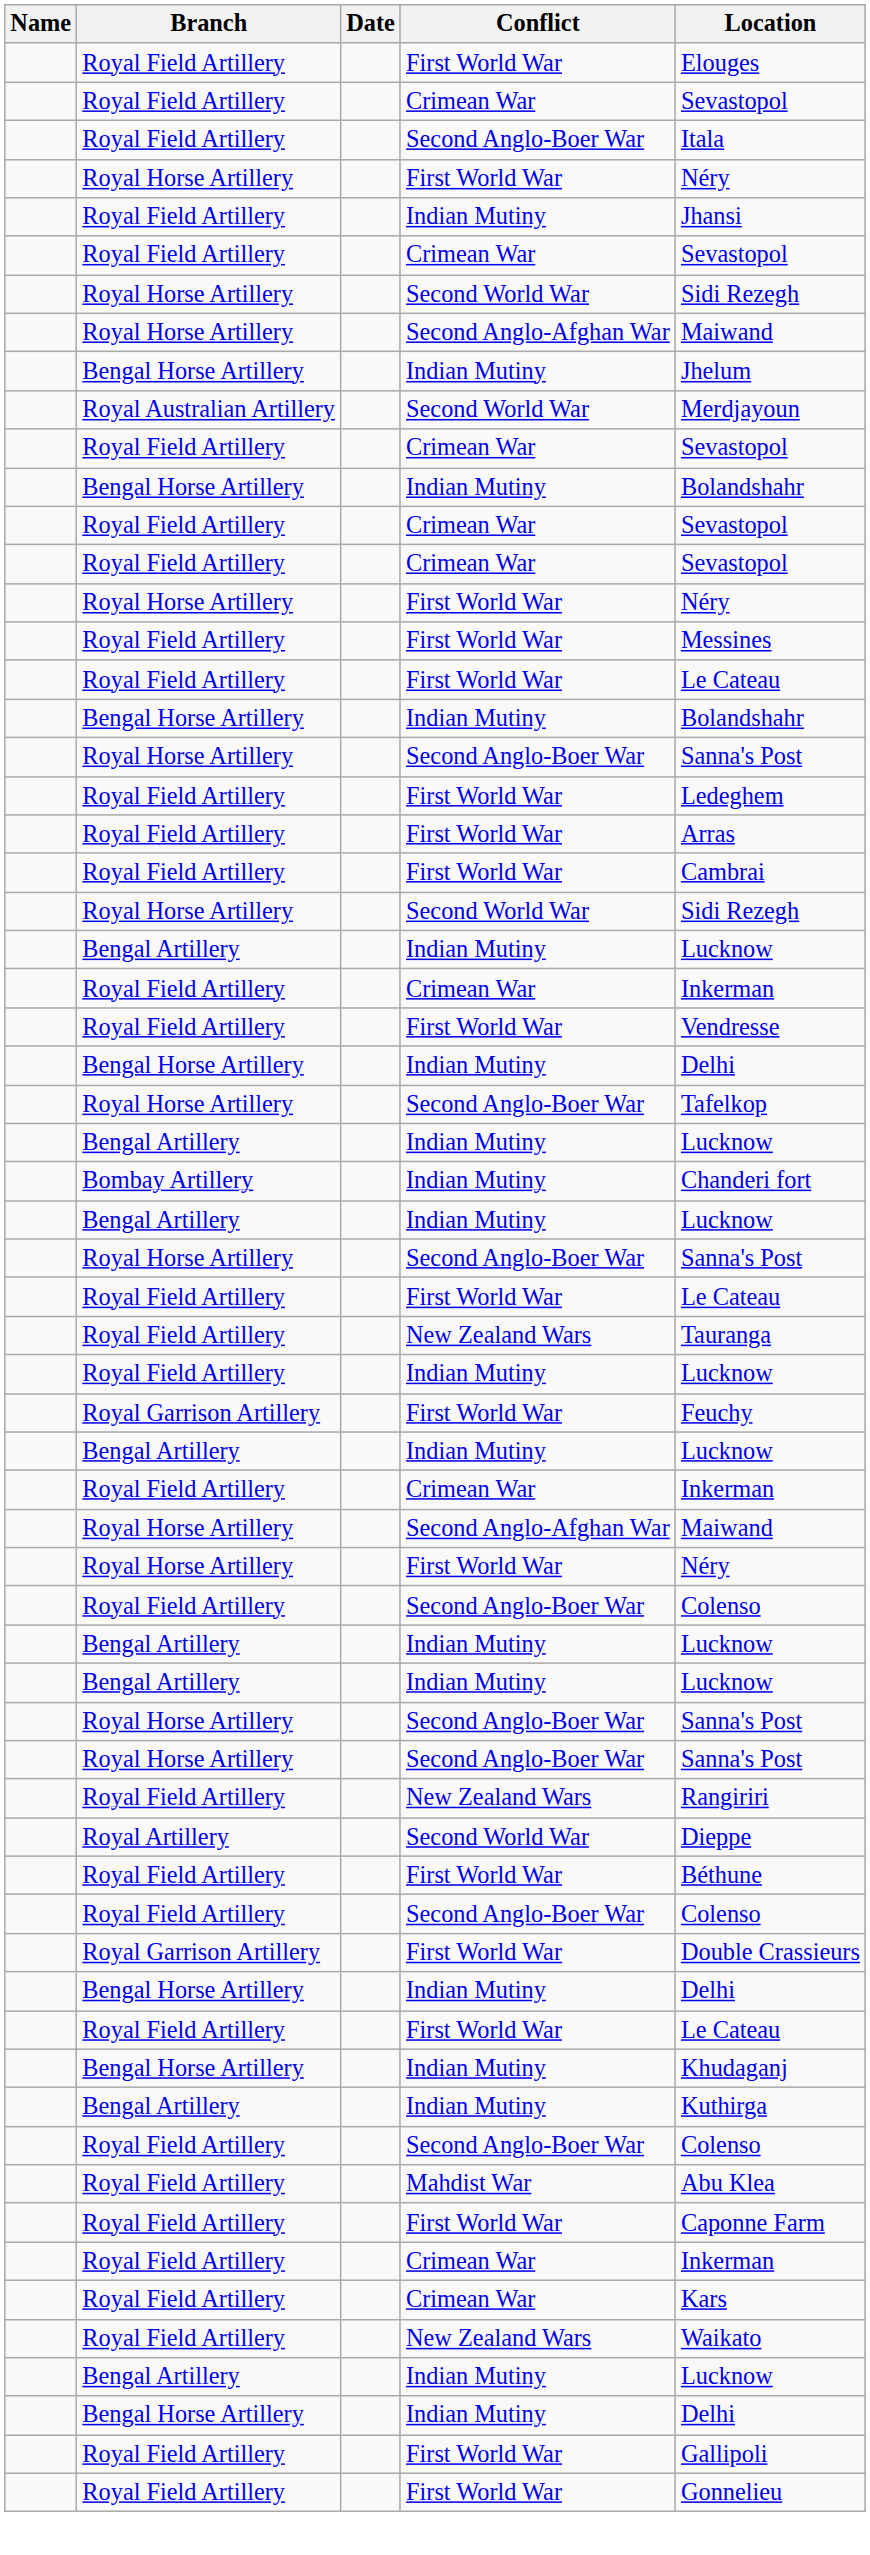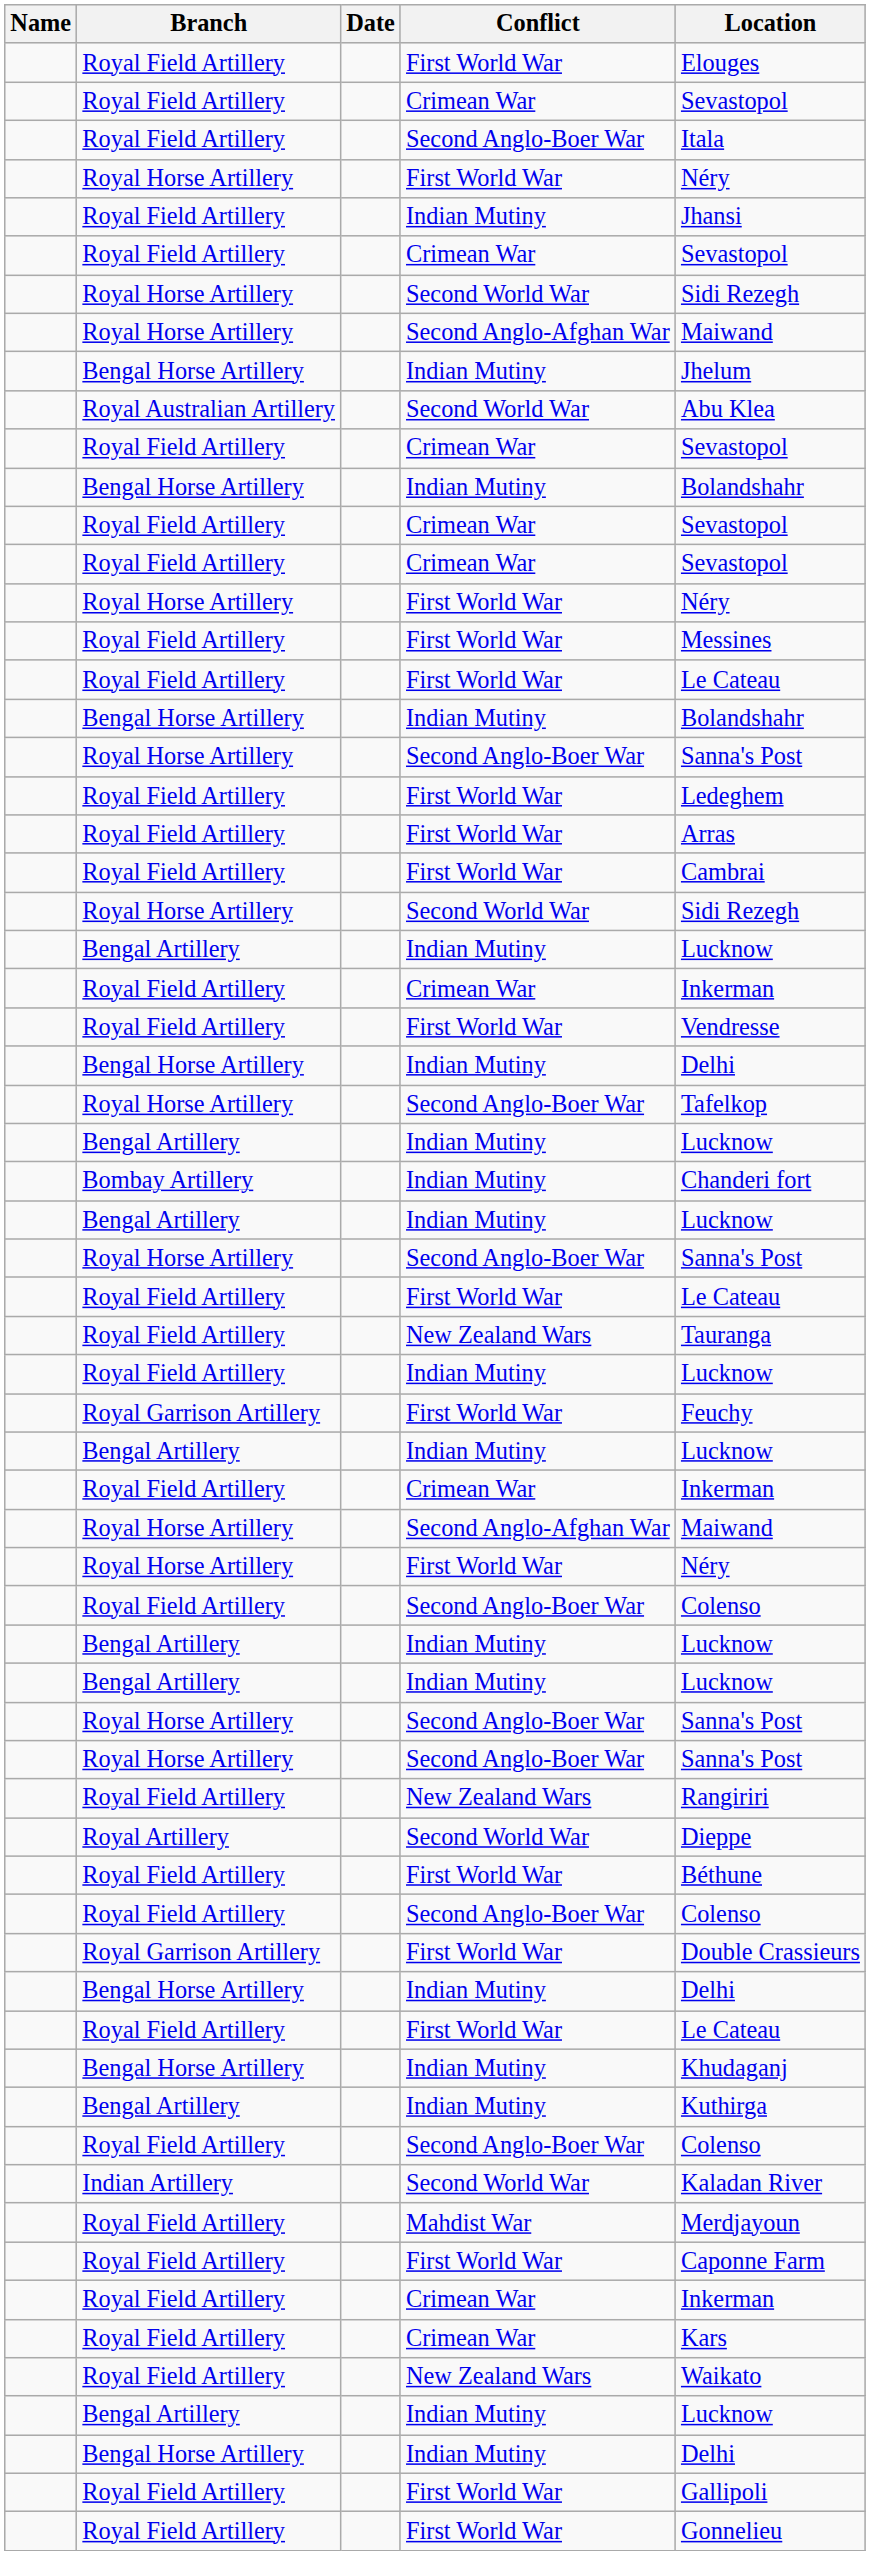(740, 409) Merdjayoun -> (728, 409) Abu Klea
+ row: (158, 2183)
(728, 2183) Abu Klea -> (740, 2222) Merdjayoun
